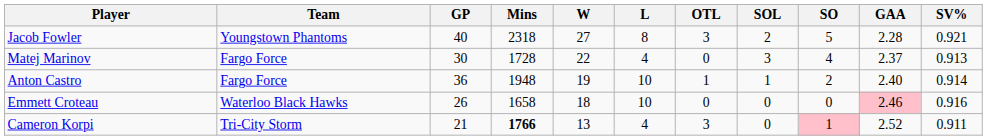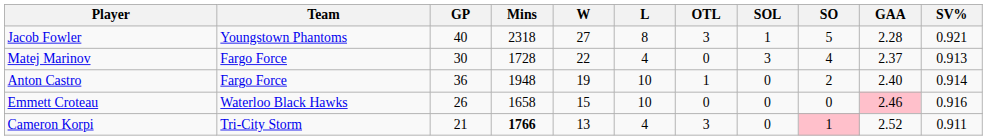(768, 37) 2 -> (768, 37) 1
(768, 80) 1 -> (768, 80) 0
(583, 102) 18 -> (583, 102) 15
